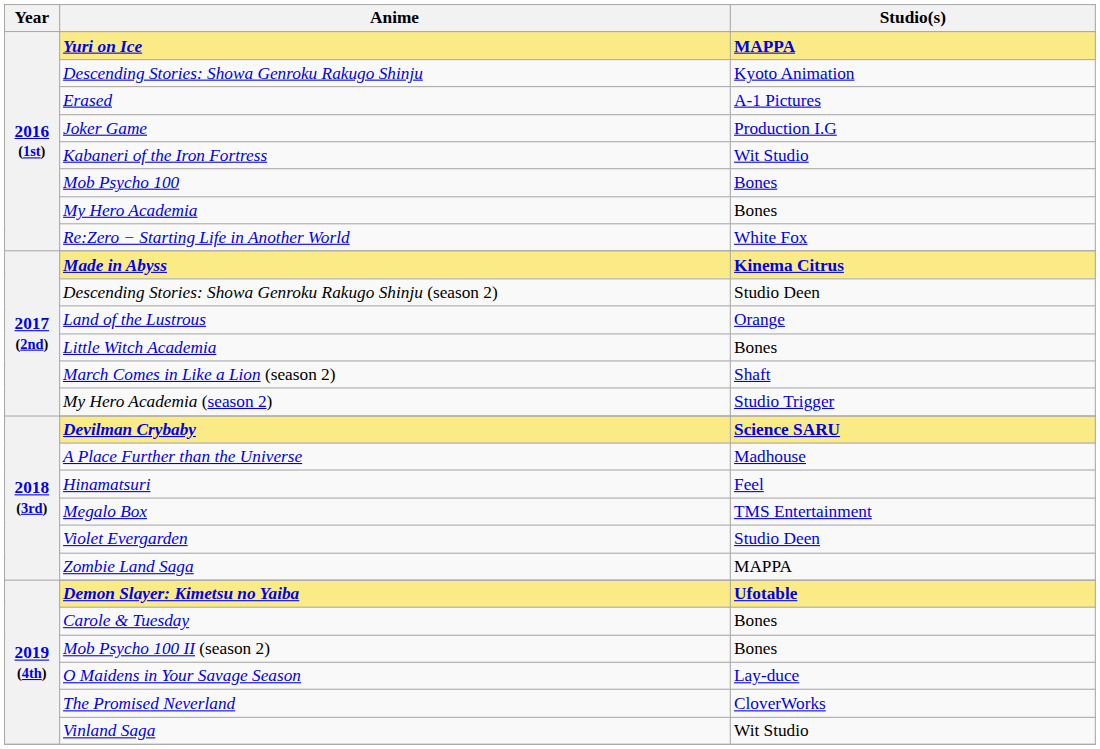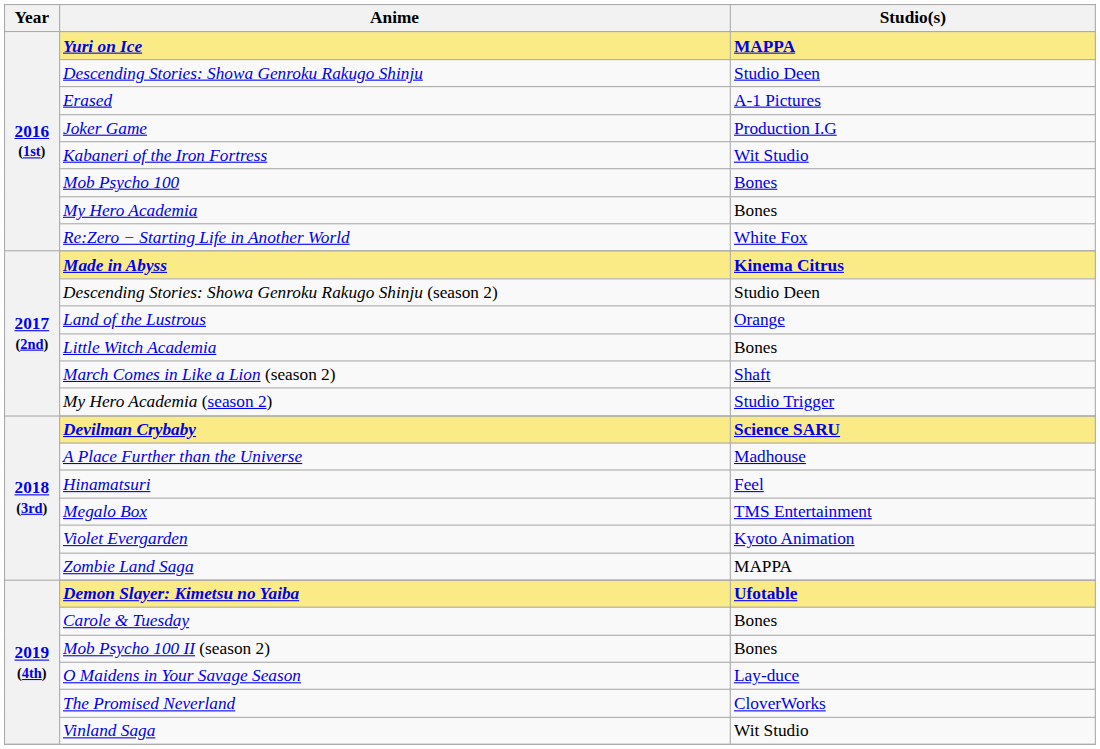(794, 73) Kyoto Animation -> (777, 73) Studio Deen
(777, 538) Studio Deen -> (794, 538) Kyoto Animation
